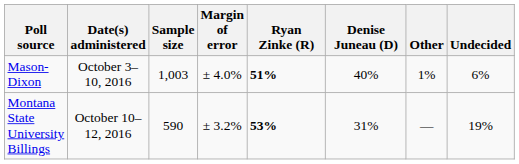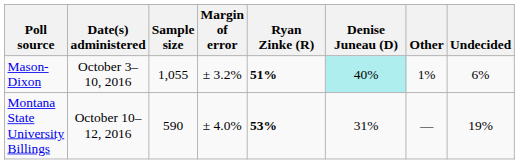(173, 74) 1,003 -> (173, 74) 1,055
(222, 74) ± 4.0% -> (222, 74) ± 3.2%
(366, 74) no background -> (366, 74) paleturquoise background
(222, 125) ± 3.2% -> (222, 125) ± 4.0%
